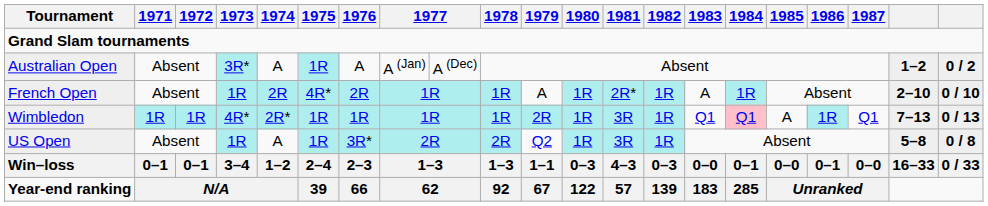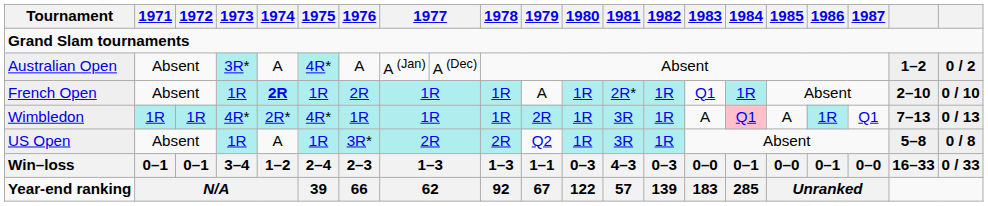(319, 66) 1R -> (319, 66) 4R*
(278, 92) normal -> (278, 92) bold
(319, 92) 4R* -> (319, 92) 1R
(705, 92) A -> (705, 92) Q1
(319, 117) 1R -> (319, 117) 4R*
(705, 117) Q1 -> (705, 117) A
